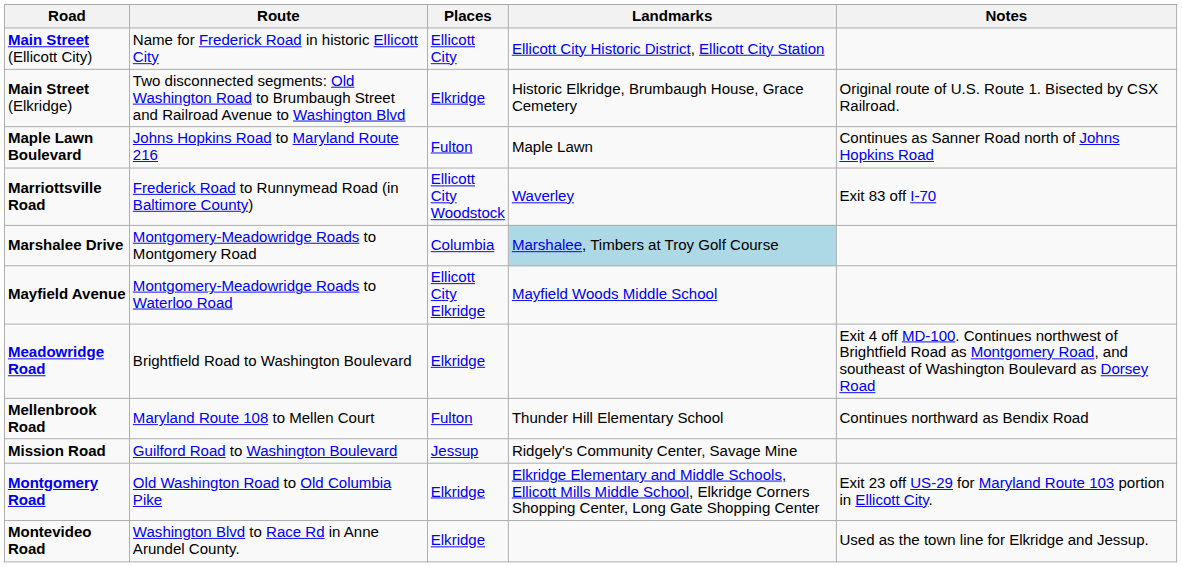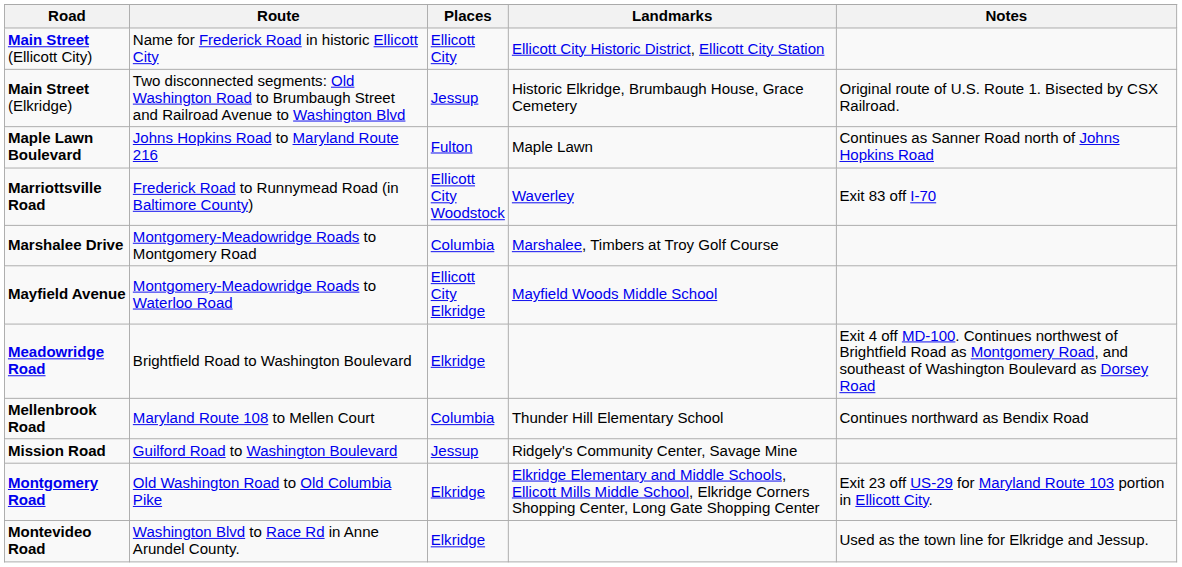(458, 97) Elkridge -> (455, 97) Jessup
(645, 245) lightblue background -> (645, 245) no background
(452, 418) Fulton -> (463, 418) Columbia
